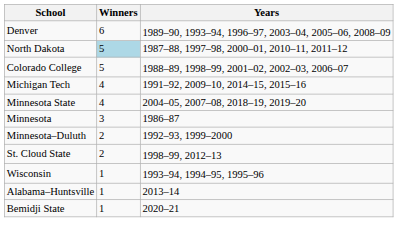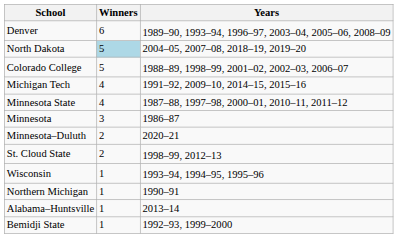(245, 49) 1987–88, 1997–98, 2000–01, 2010–11, 2011–12 -> (224, 49) 2004–05, 2007–08, 2018–19, 2019–20
(224, 102) 2004–05, 2007–08, 2018–19, 2019–20 -> (245, 102) 1987–88, 1997–98, 2000–01, 2010–11, 2011–12
(187, 135) 1992–93, 1999–2000 -> (161, 135) 2020–21
+ row: (47, 191)
(161, 208) 2020–21 -> (187, 225) 1992–93, 1999–2000
